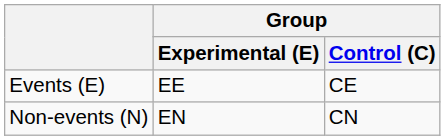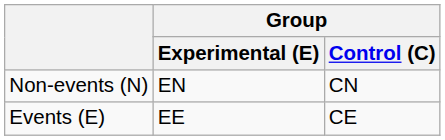rows swapped: (57, 85) <-> (79, 118)
